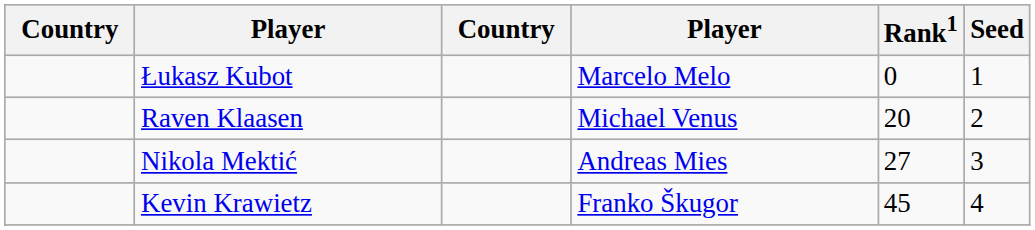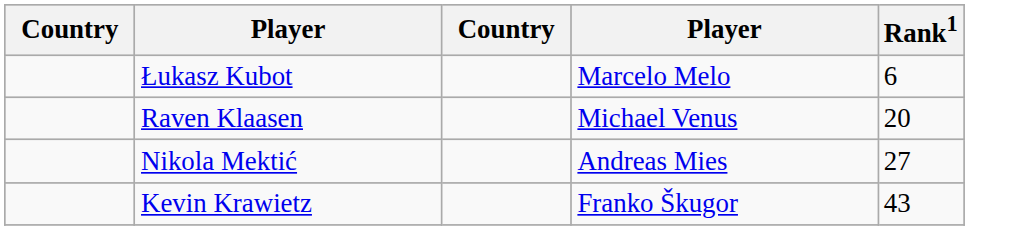- column: (997, 29)
(891, 75) 0 -> (891, 75) 6
(897, 203) 45 -> (897, 203) 43
